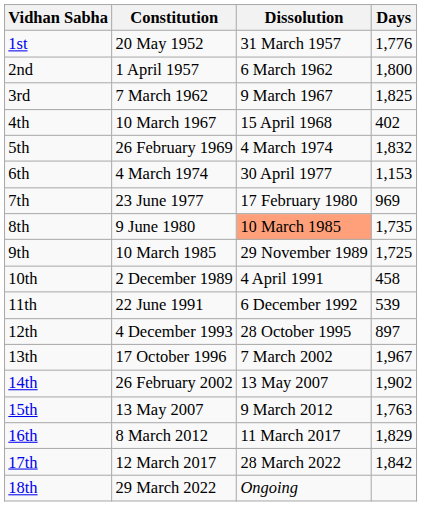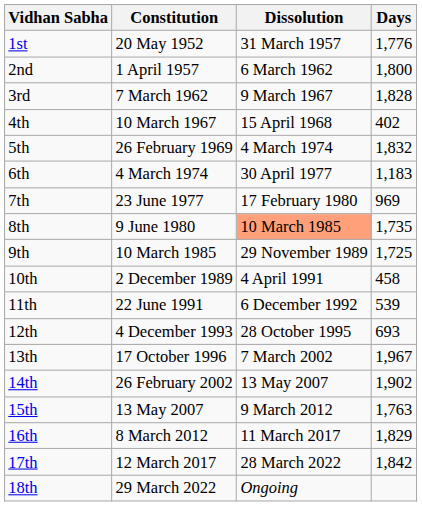(394, 95) 1,825 -> (394, 95) 1,828
(394, 174) 1,153 -> (394, 174) 1,183
(388, 331) 897 -> (388, 331) 693
